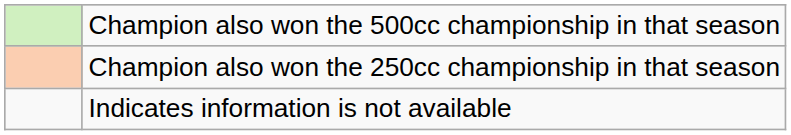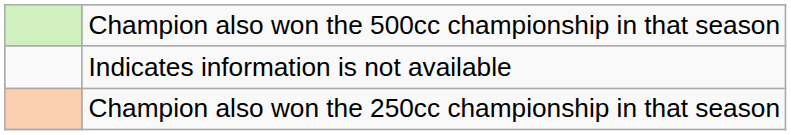rows swapped: (434, 66) <-> (300, 108)
